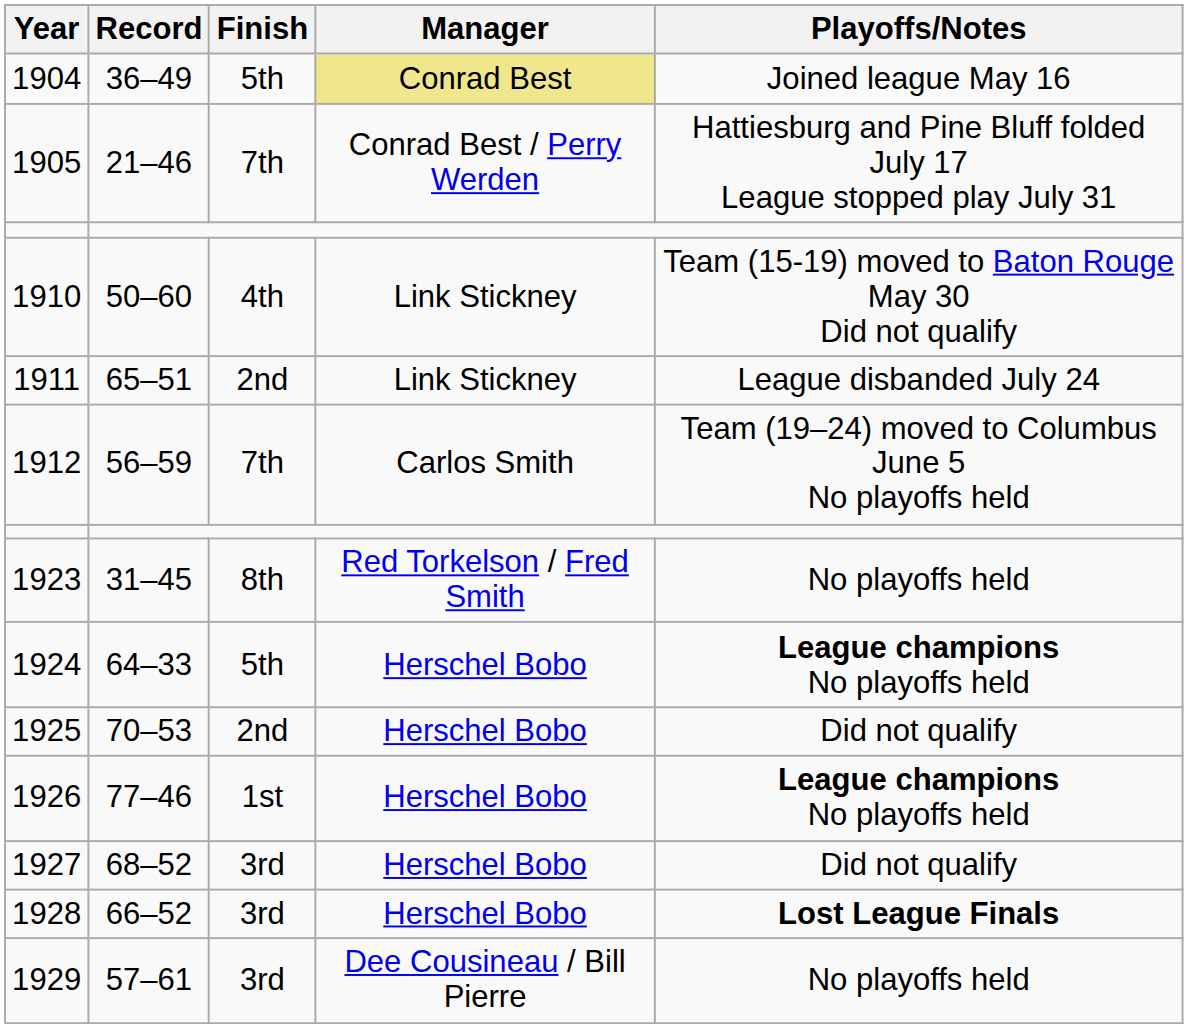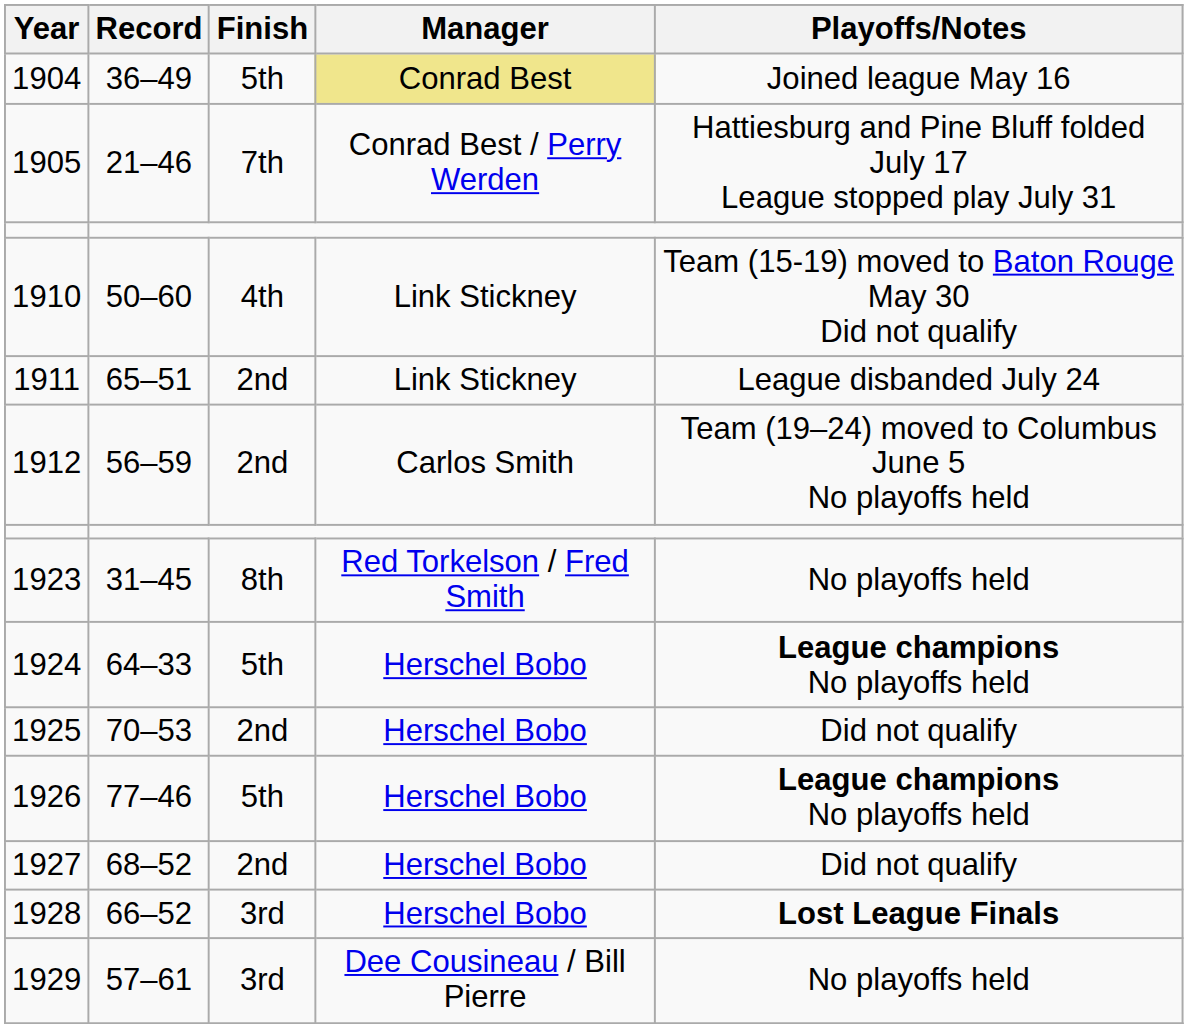(262, 464) 7th -> (262, 464) 2nd
(262, 797) 1st -> (262, 797) 5th
(262, 864) 3rd -> (262, 864) 2nd
